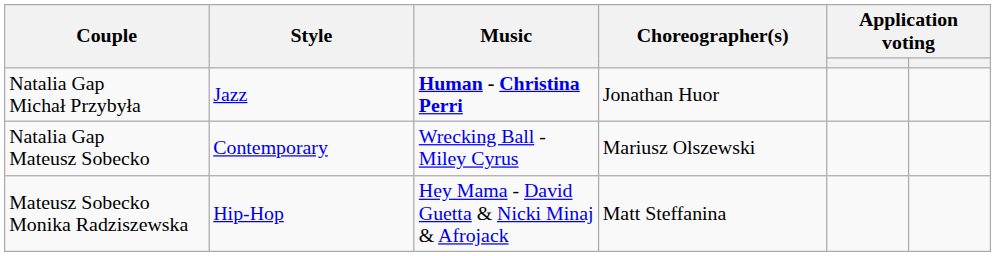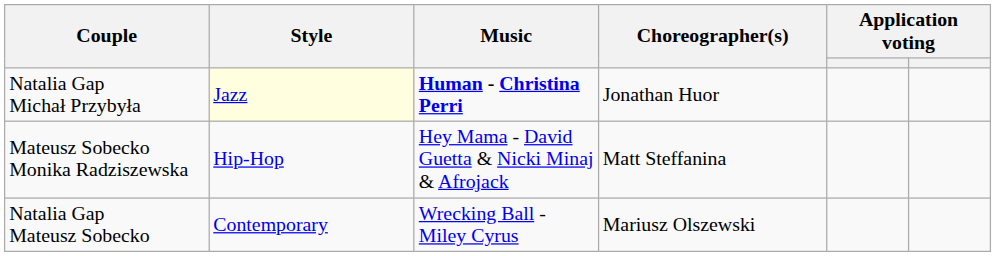(230, 94) no background -> (230, 94) lightyellow background
rows swapped: (99, 213) <-> (79, 148)
